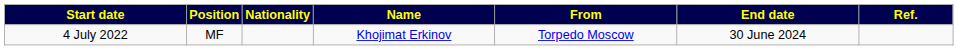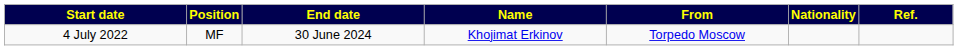columns swapped: (278, 15) <-> (768, 15)
